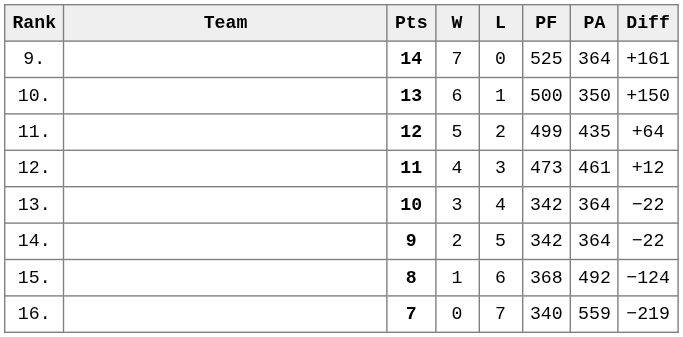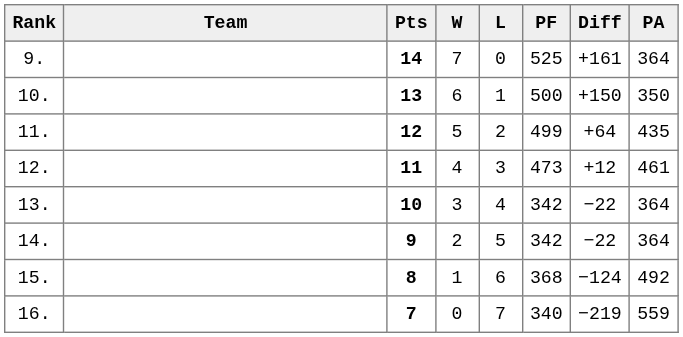columns swapped: (594, 23) <-> (648, 23)
